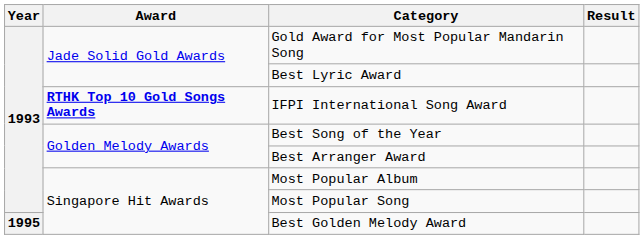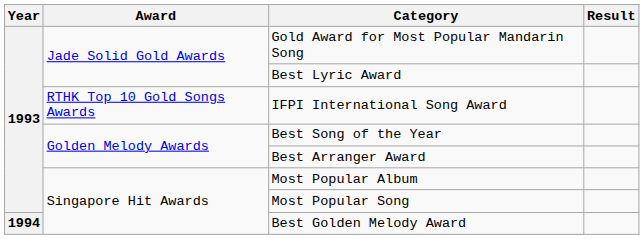(136, 105) bold -> (136, 105) normal
(24, 223) 1995 -> (24, 223) 1994
